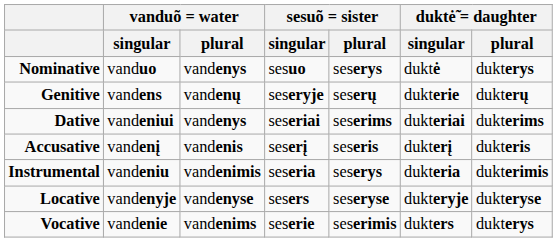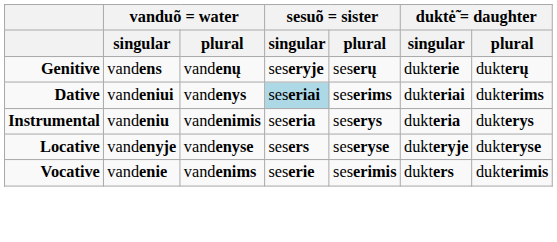- row: (60, 69)
(294, 120) no background -> (294, 95) lightblue background
- row: (62, 146)
(512, 172) dukterimis -> (505, 120) dukterys
(505, 224) dukterys -> (512, 172) dukterimis
